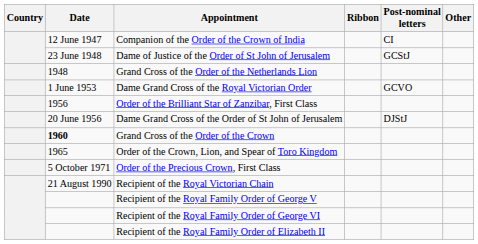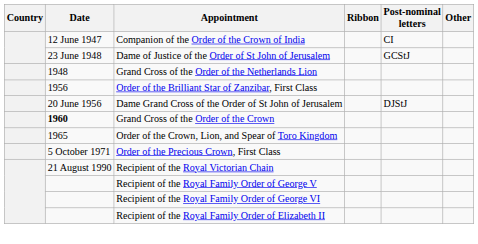- row: (214, 87)
